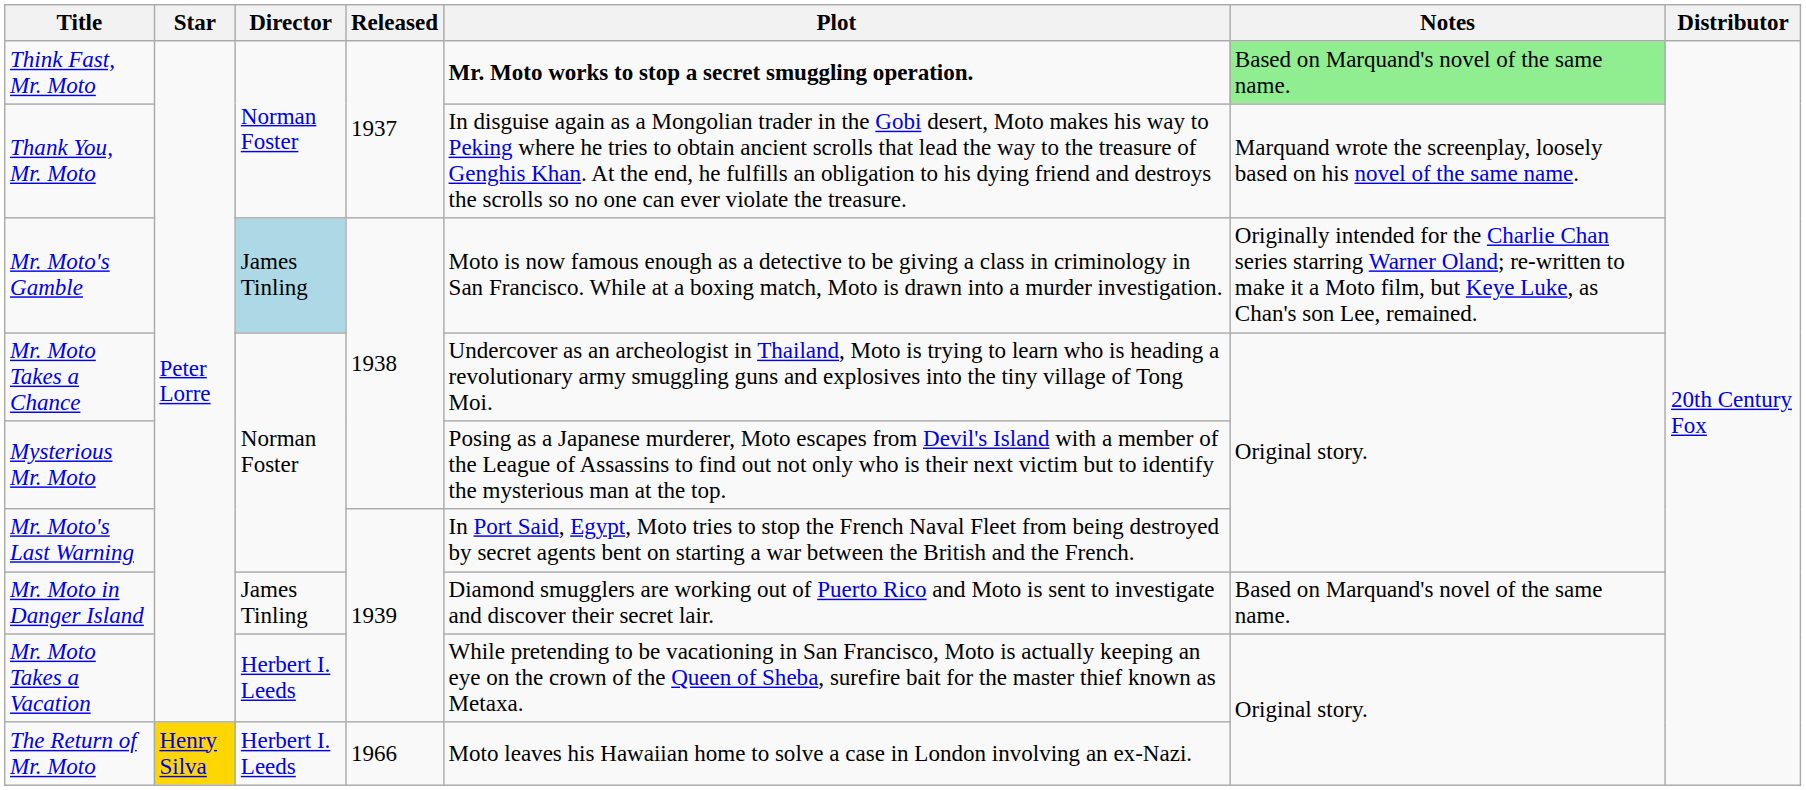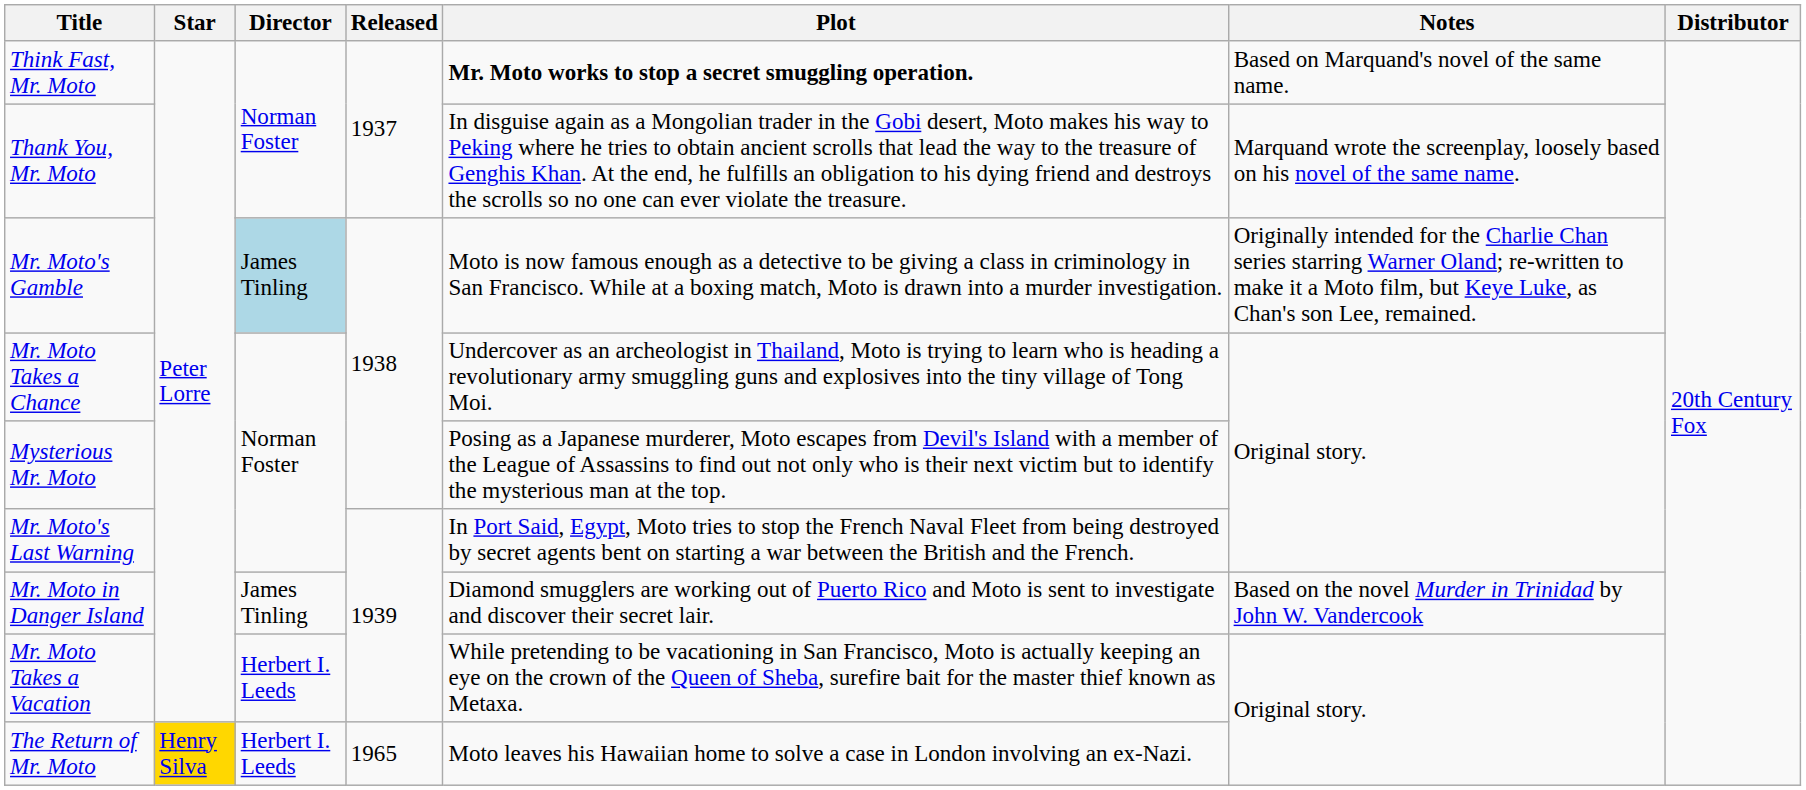(1419, 72) lightgreen background -> (1417, 72) no background
(1419, 602) Based on Marquand's novel of the same name. -> (1428, 602) Based on the novel Murder in Trinidad by John W. Vandercook
(374, 753) 1966 -> (374, 753) 1965
